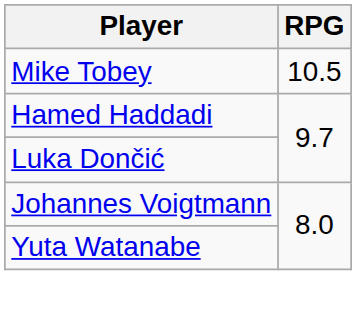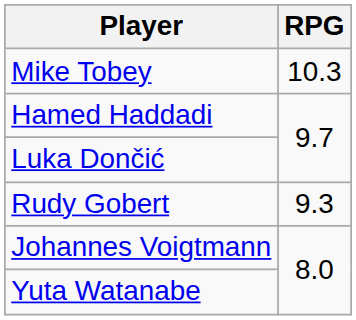(314, 70) 10.5 -> (314, 70) 10.3
+ row: (90, 203)
